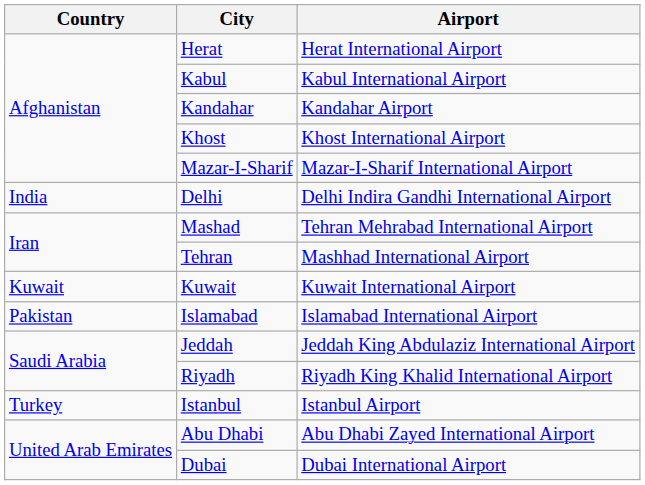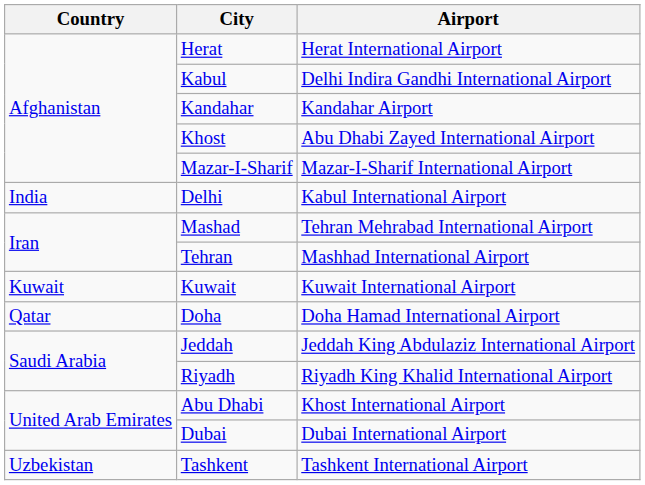(404, 78) Kabul International Airport -> (456, 78) Delhi Indira Gandhi International Airport
(403, 138) Khost International Airport -> (448, 138) Abu Dhabi Zayed International Airport
(456, 197) Delhi Indira Gandhi International Airport -> (404, 197) Kabul International Airport
- row: (219, 316)
+ row: (201, 316)
- row: (211, 405)
(448, 434) Abu Dhabi Zayed International Airport -> (403, 405) Khost International Airport
+ row: (214, 464)
